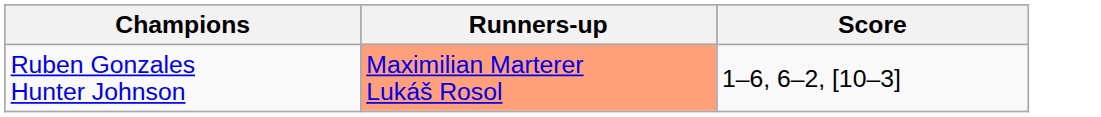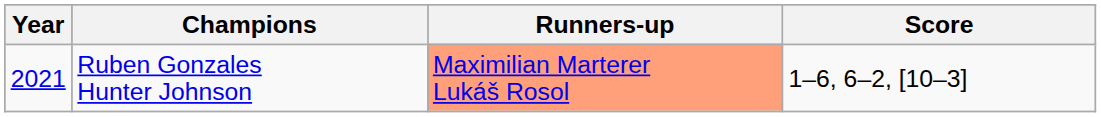+ column: (38, 25)
